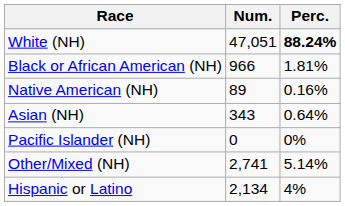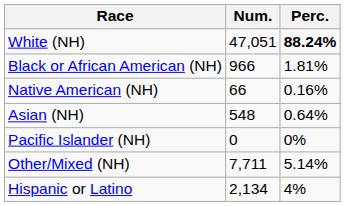(238, 90) 89 -> (238, 90) 66
(242, 115) 343 -> (242, 115) 548
(249, 164) 2,741 -> (248, 164) 7,711
